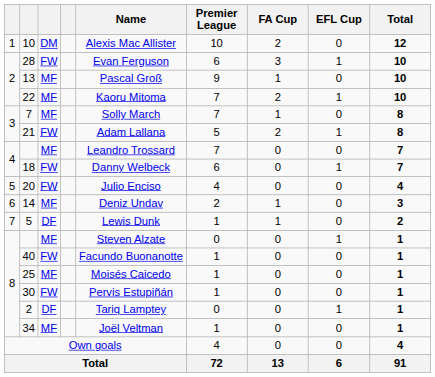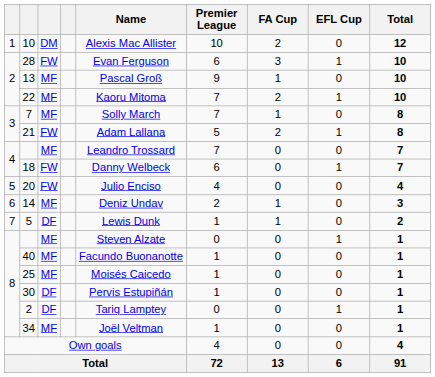(49, 256) FW -> (49, 256) MF
(49, 292) FW -> (49, 292) DF
